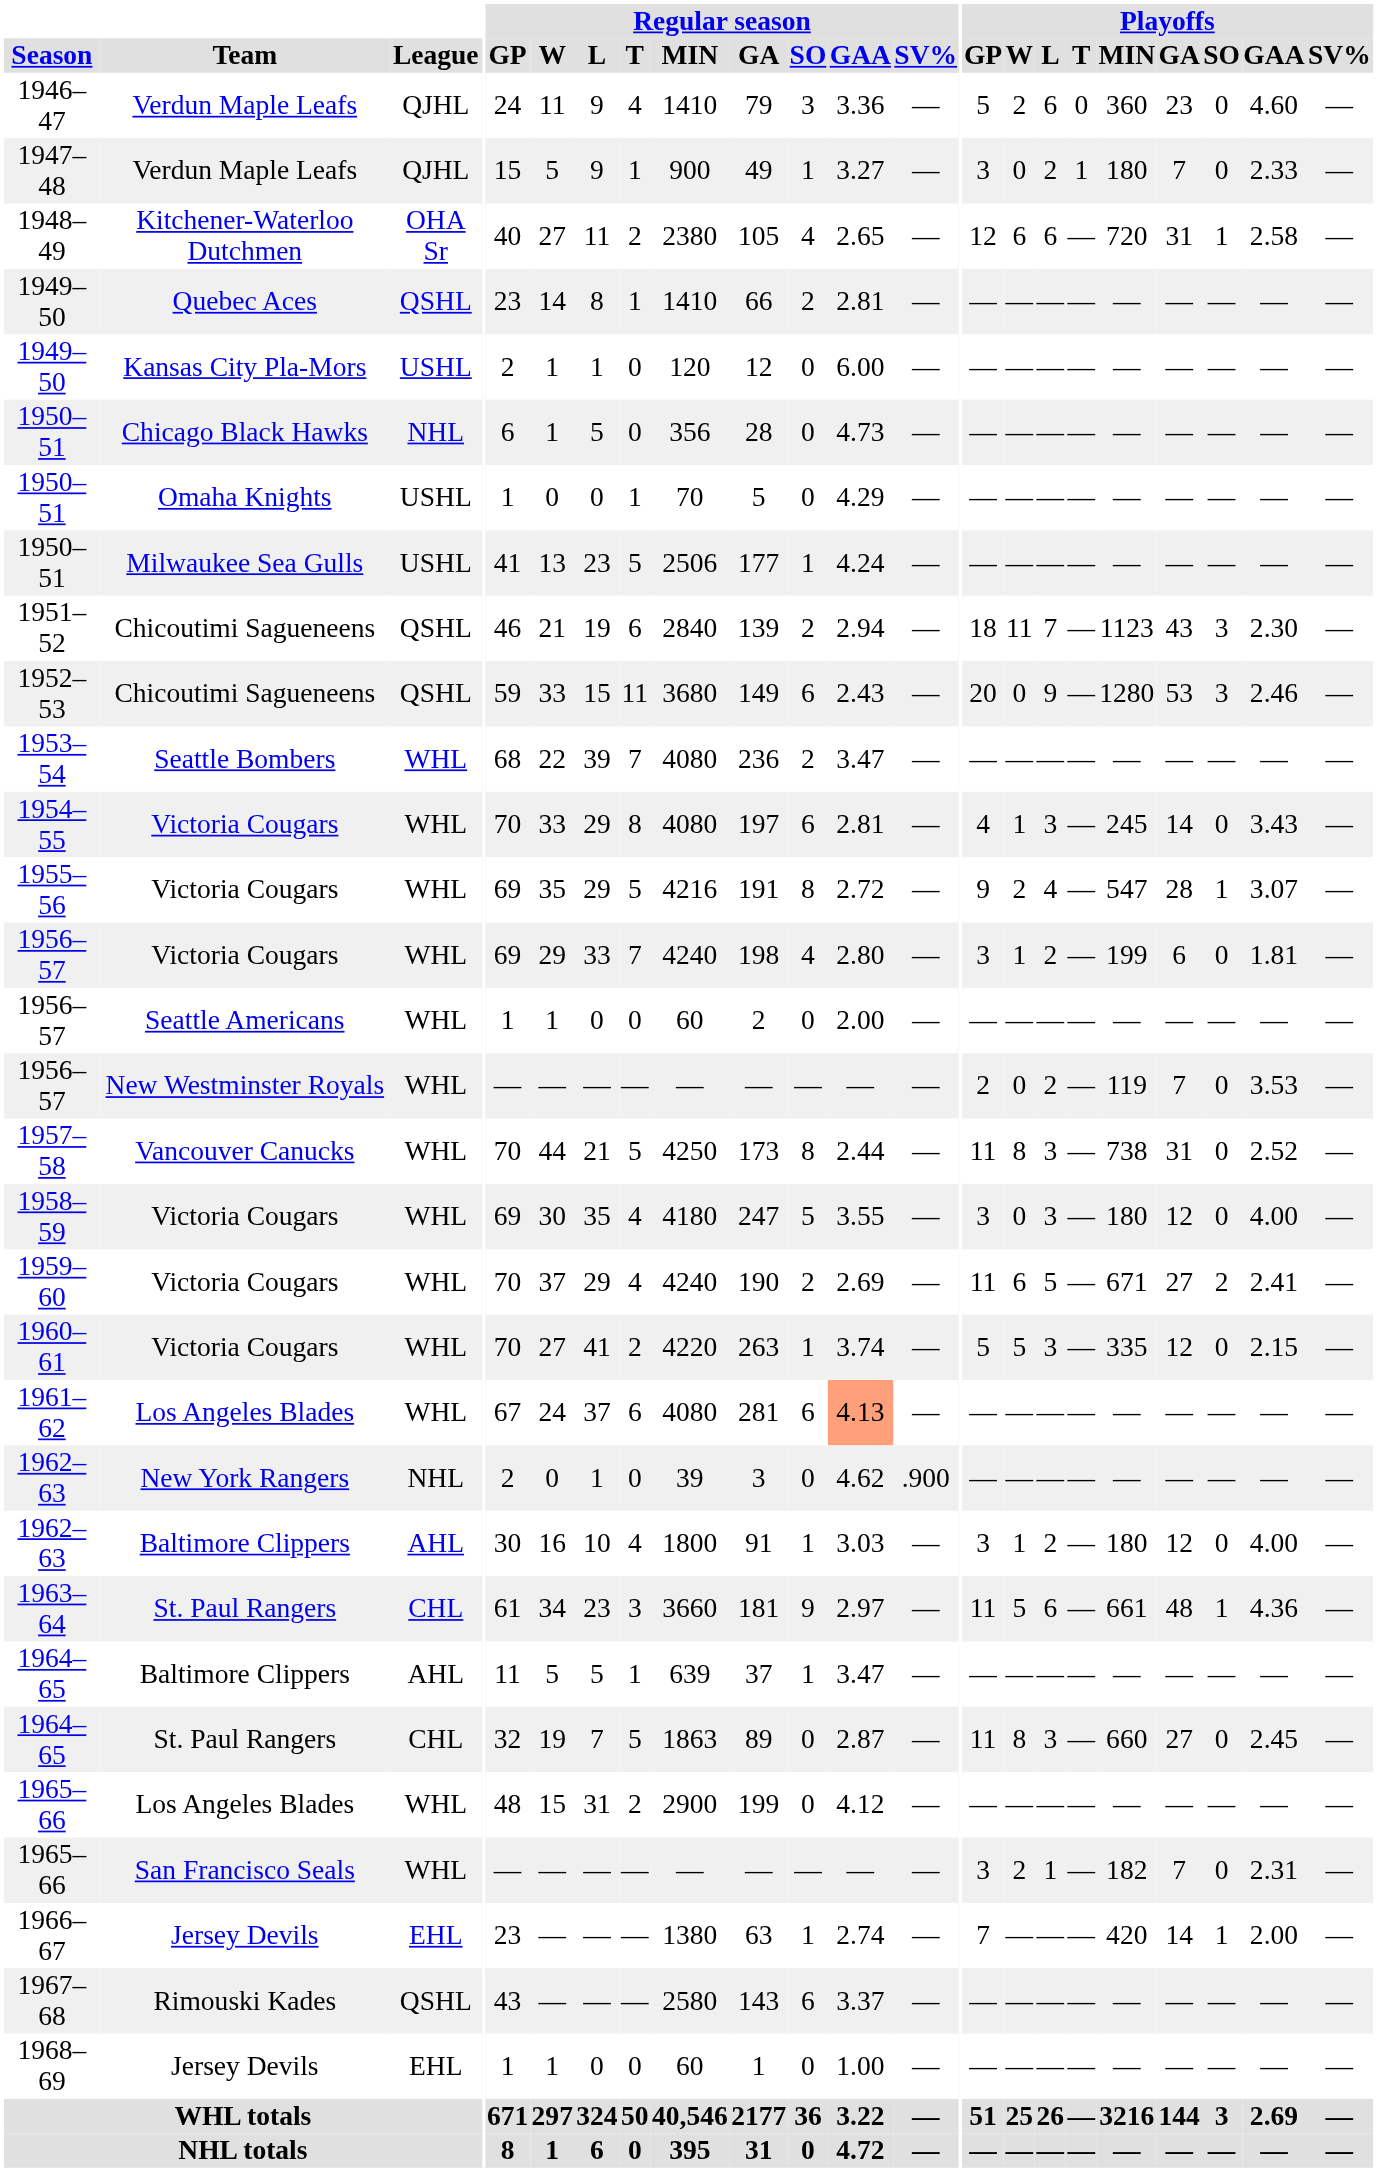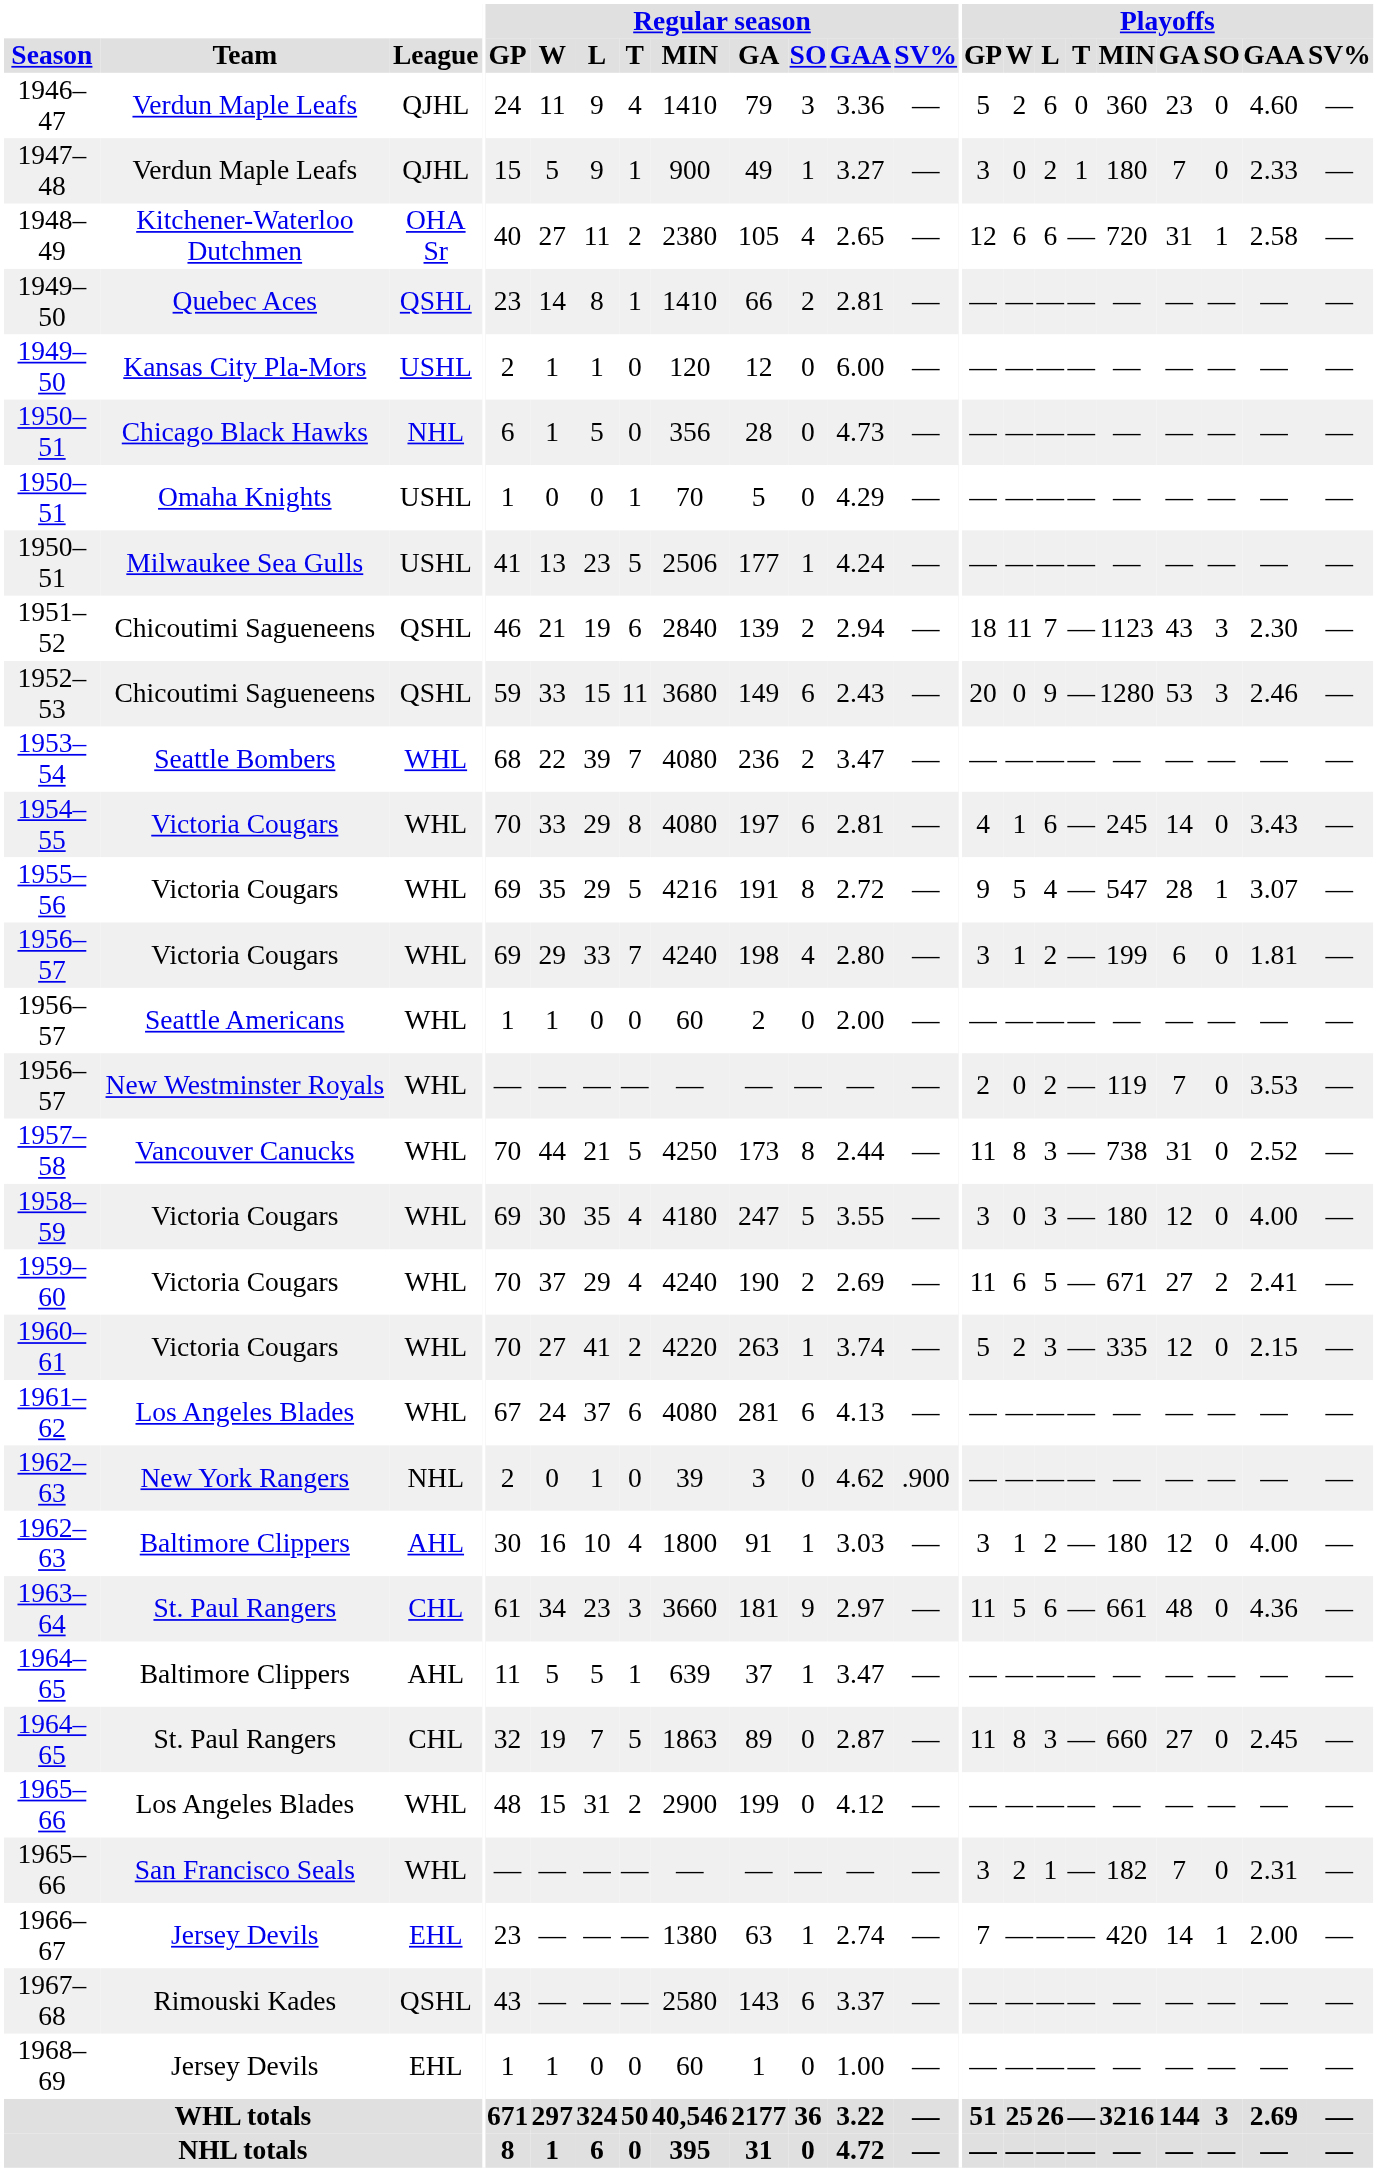(1050, 824) 3 -> (1050, 824) 6
(1019, 889) 2 -> (1019, 889) 5
(1019, 1346) 5 -> (1019, 1346) 2
(860, 1412) lightsalmon background -> (860, 1412) no background
(1222, 1608) 1 -> (1222, 1608) 0
